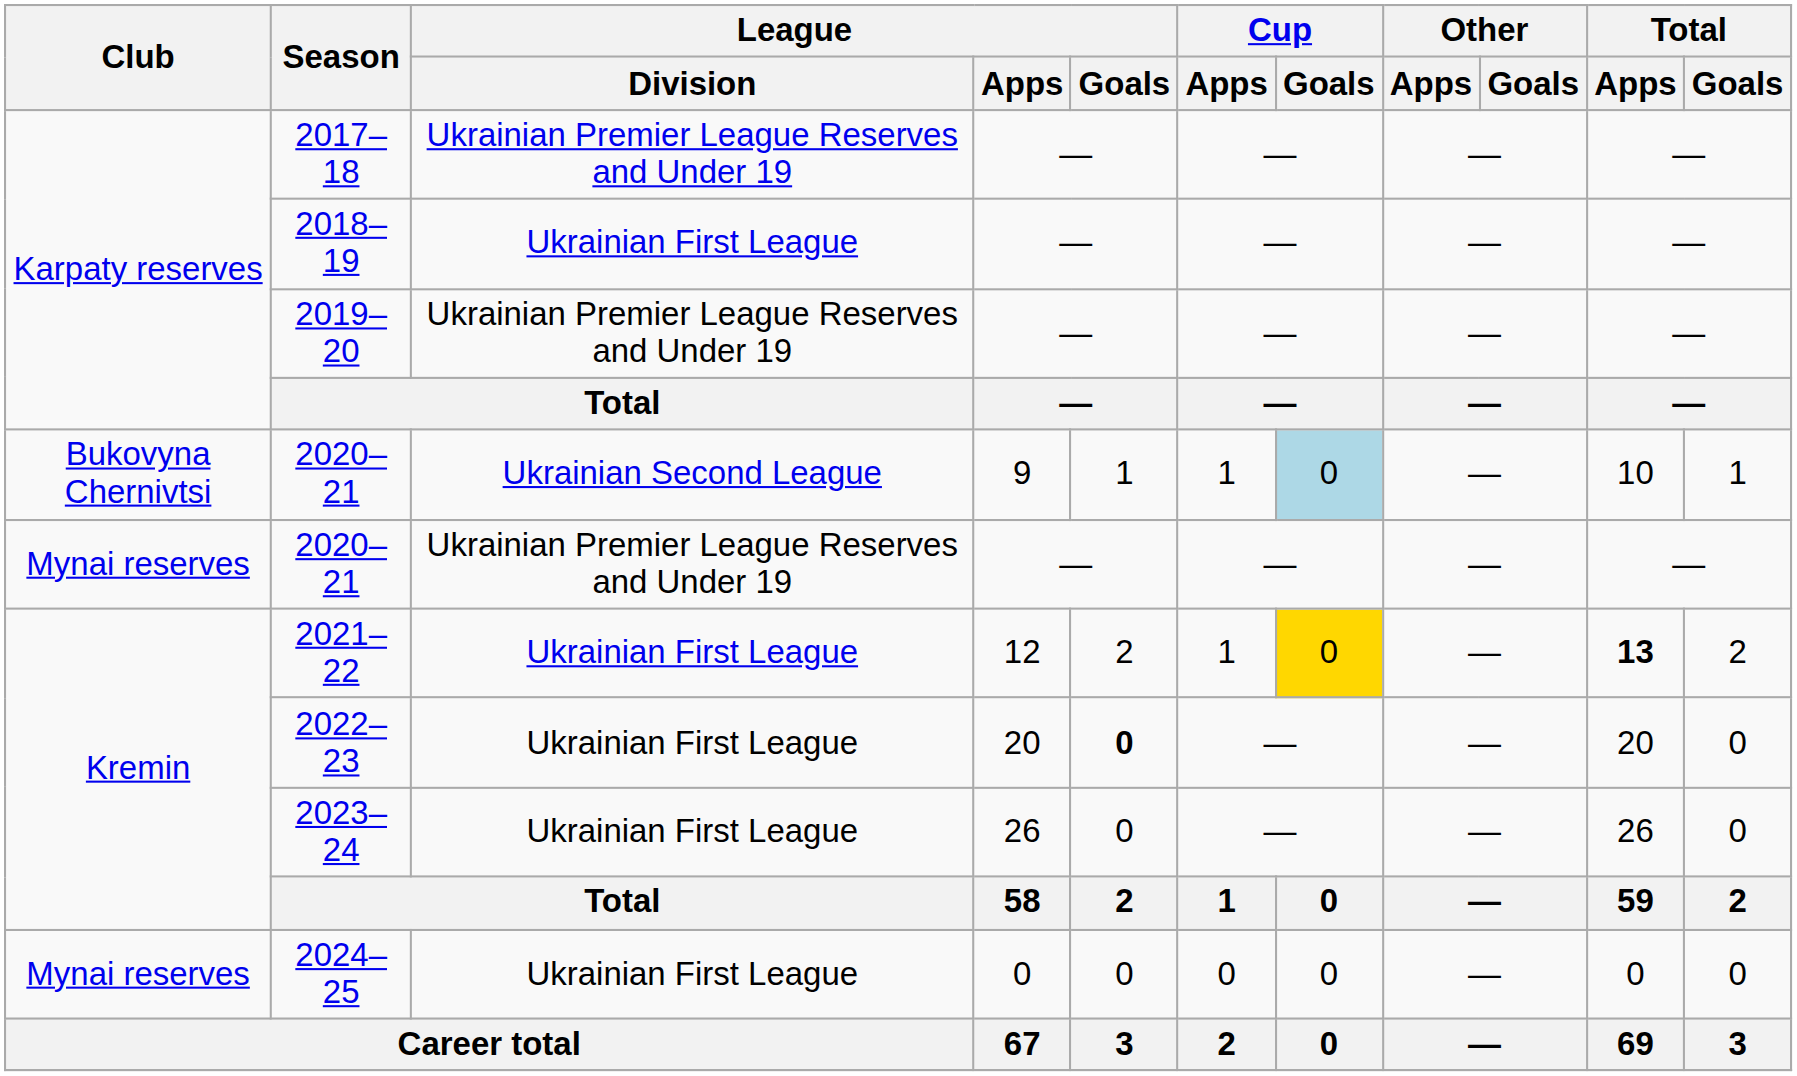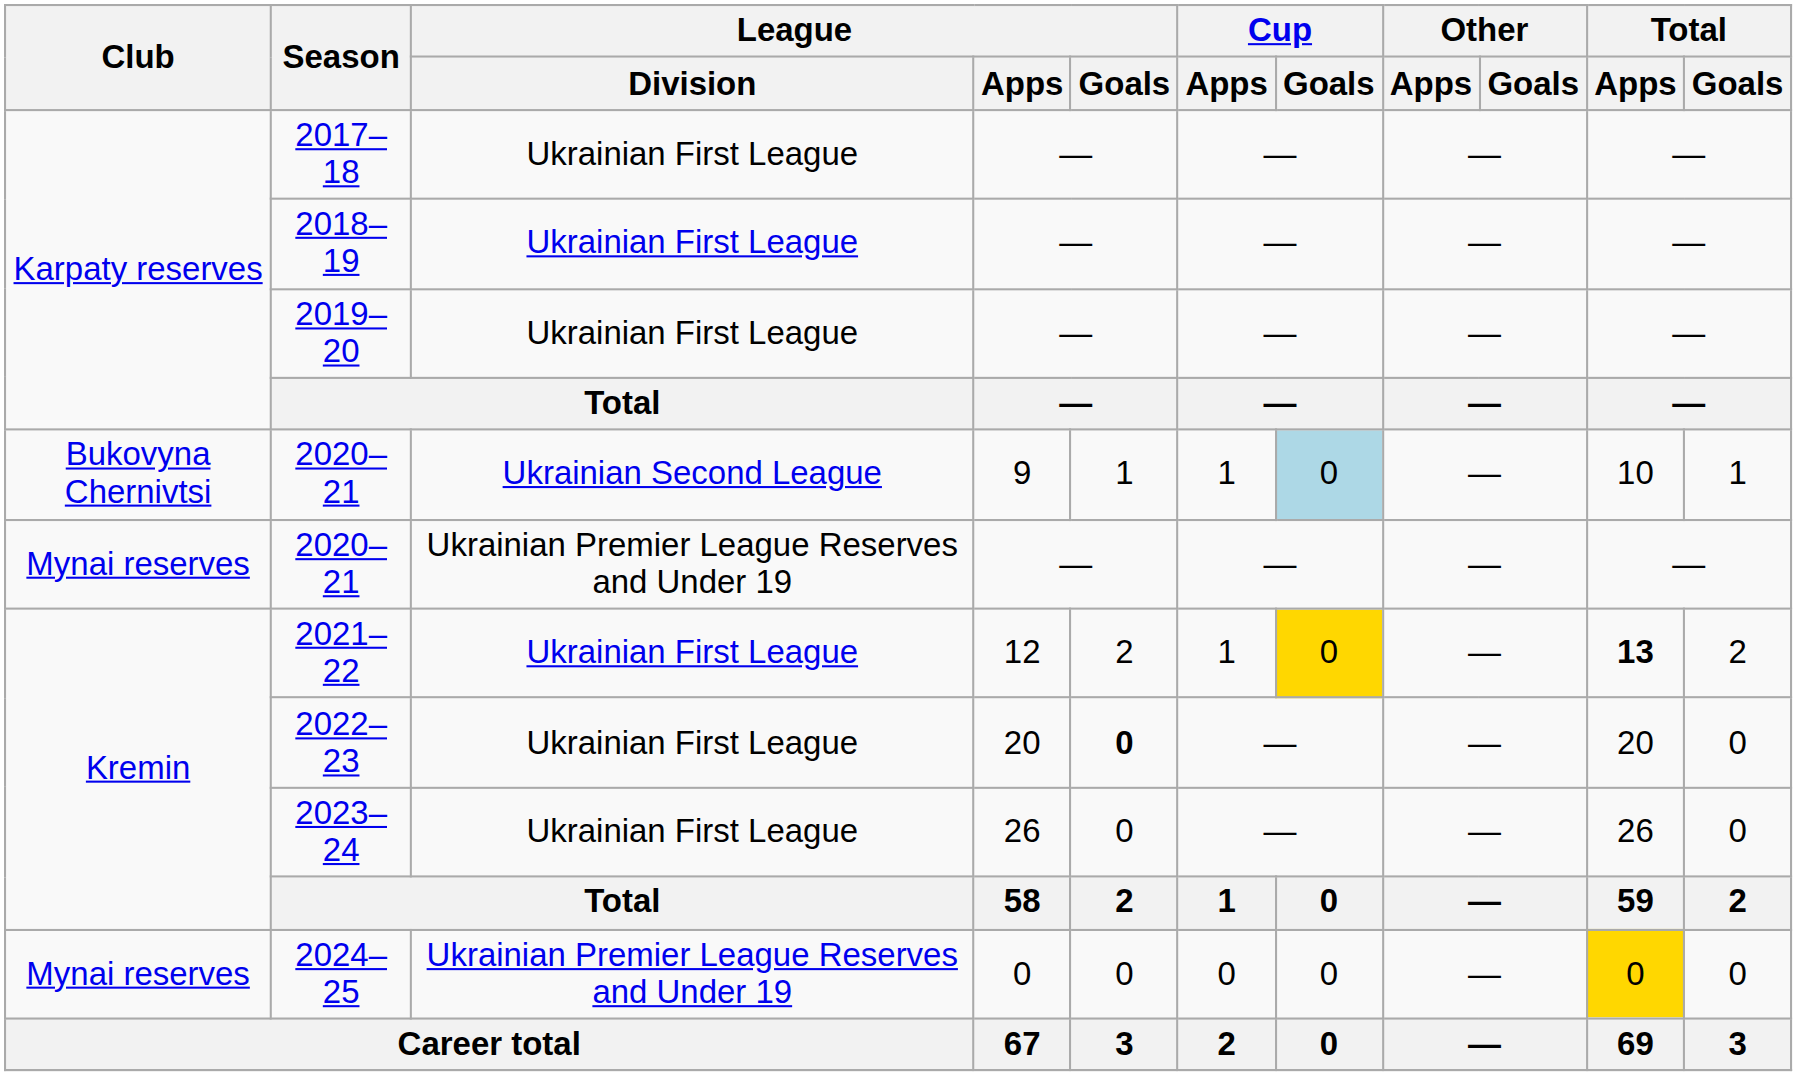(692, 153) Ukrainian Premier League Reserves and Under 19 -> (692, 153) Ukrainian First League
(692, 332) Ukrainian Premier League Reserves and Under 19 -> (692, 332) Ukrainian First League
(692, 973) Ukrainian First League -> (692, 973) Ukrainian Premier League Reserves and Under 19
(1635, 973) no background -> (1635, 973) gold background
